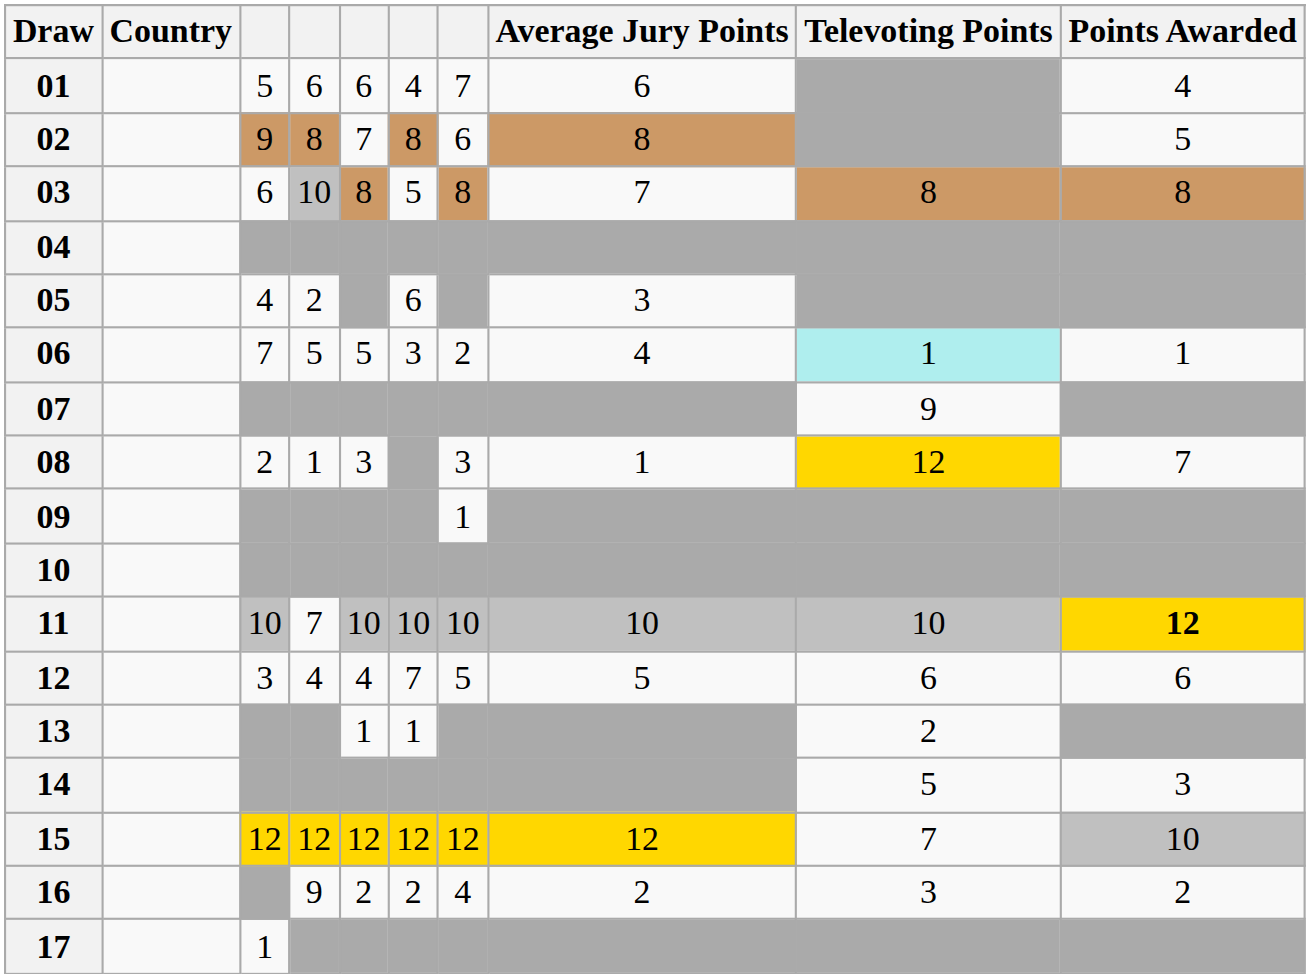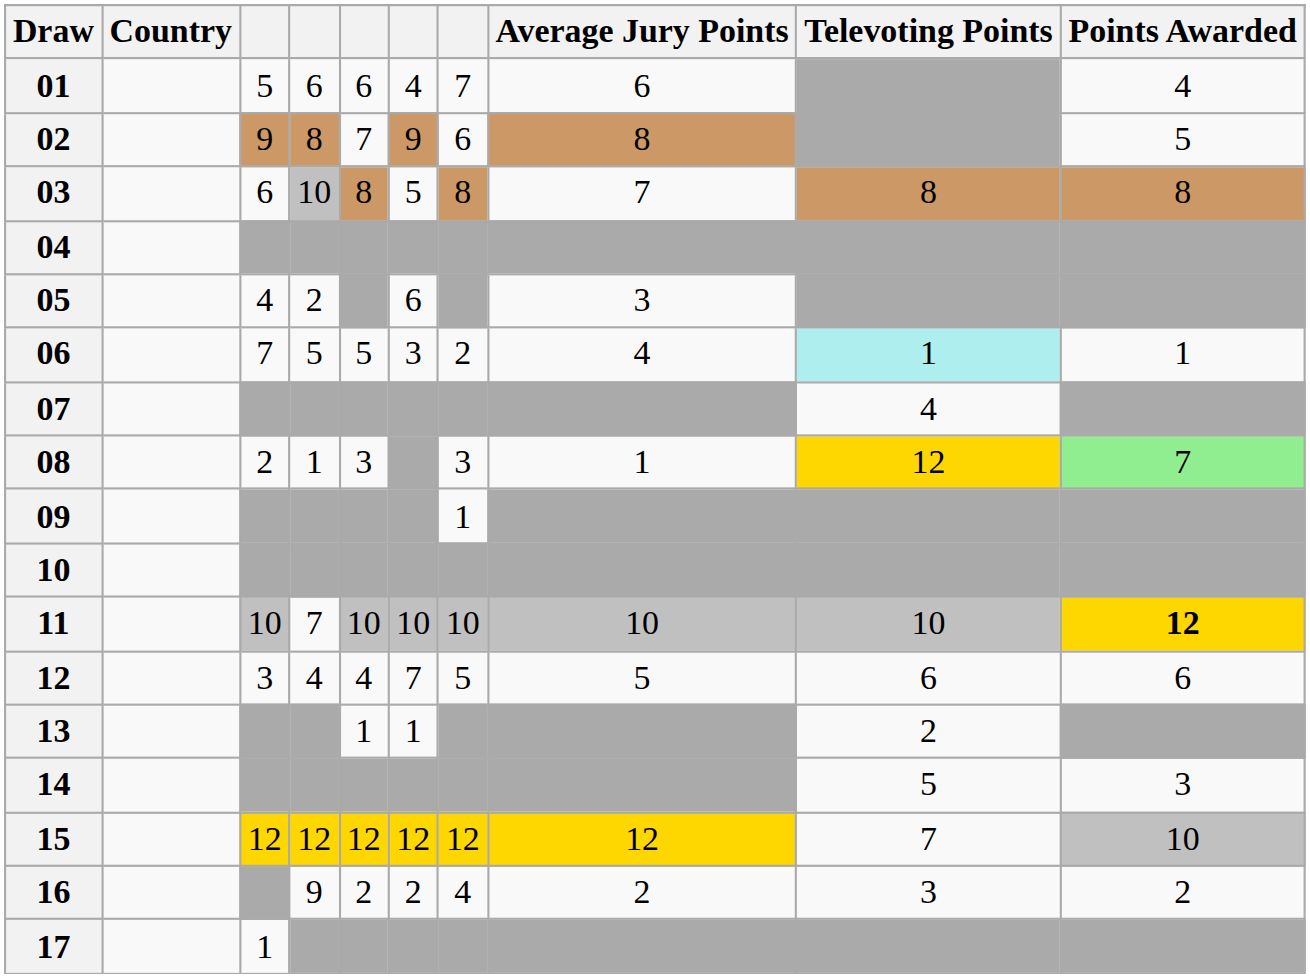(413, 138) 8 -> (413, 138) 9
(929, 407) 9 -> (929, 407) 4
(1183, 461) no background -> (1183, 461) lightgreen background
